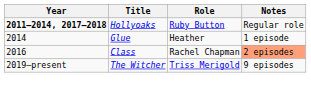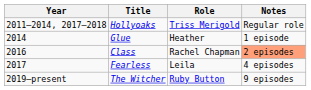(56, 25) bold -> (56, 25) normal
(197, 25) Ruby Button -> (205, 25) Triss Merigold
+ row: (130, 65)
(205, 65) Triss Merigold -> (197, 79) Ruby Button
